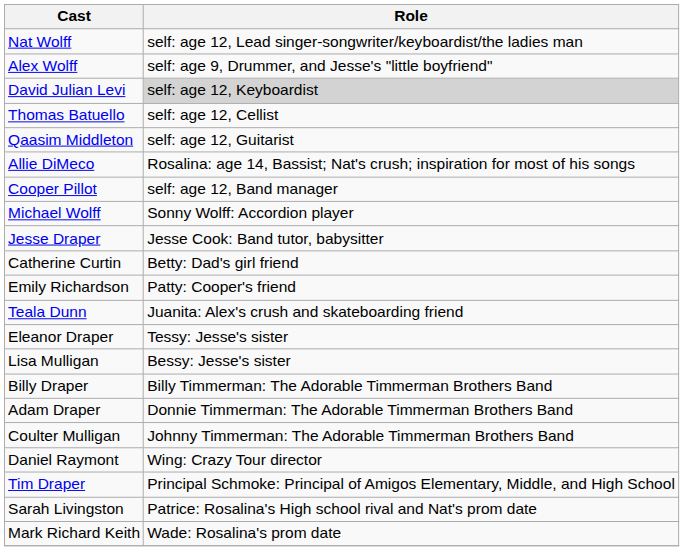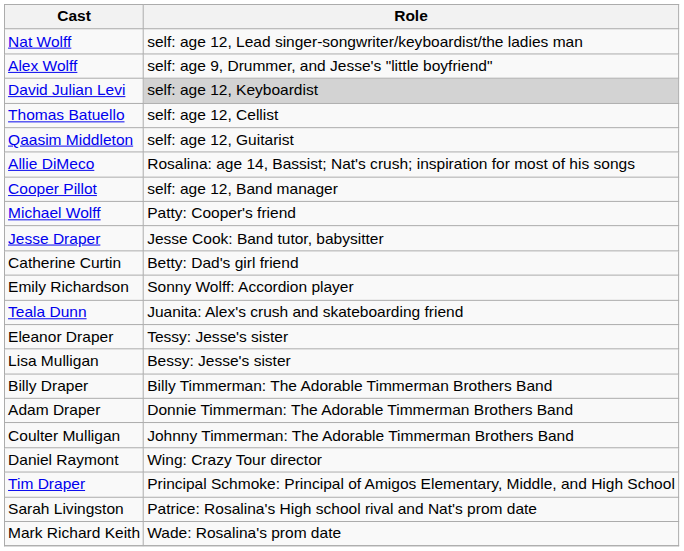(250, 213) Sonny Wolff: Accordion player -> (222, 213) Patty: Cooper's friend
(222, 287) Patty: Cooper's friend -> (250, 287) Sonny Wolff: Accordion player
